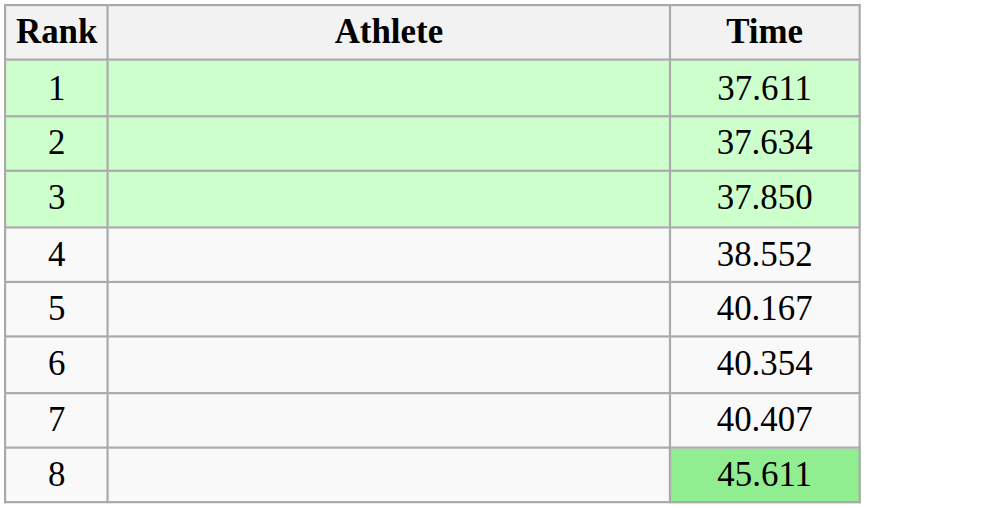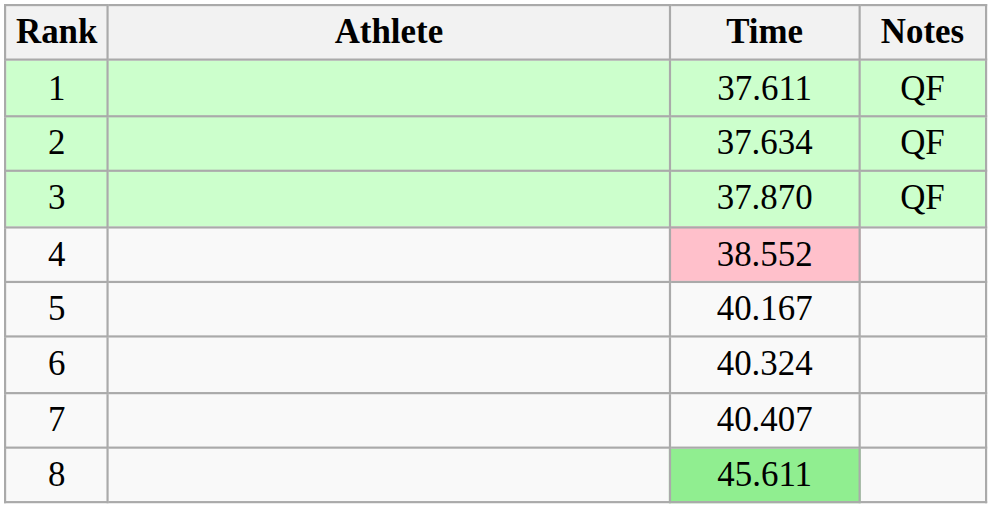+ column: (922, 32)
(765, 198) 37.850 -> (765, 198) 37.870
(765, 253) no background -> (765, 253) pink background
(765, 364) 40.354 -> (765, 364) 40.324
